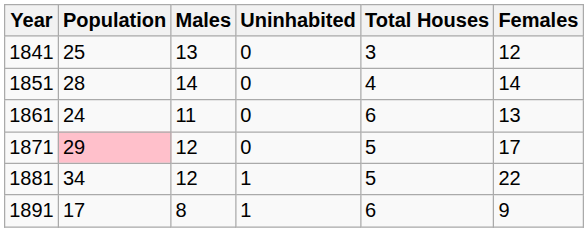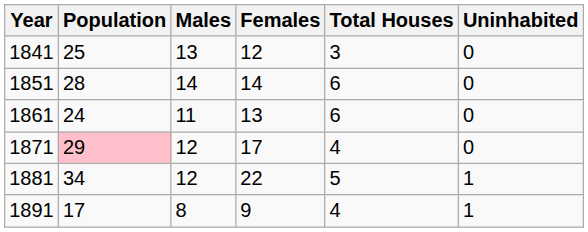columns swapped: (538, 20) <-> (298, 20)
(371, 83) 4 -> (335, 83) 6
(371, 147) 5 -> (335, 147) 4
(371, 210) 6 -> (335, 210) 4
